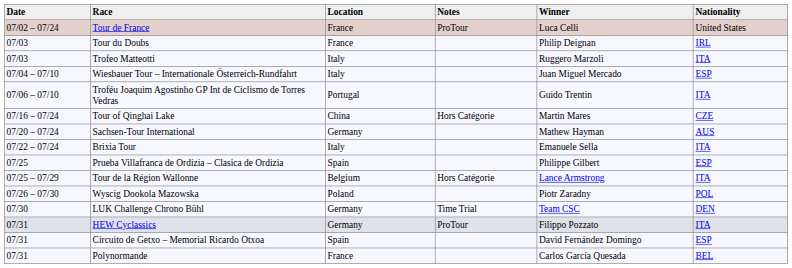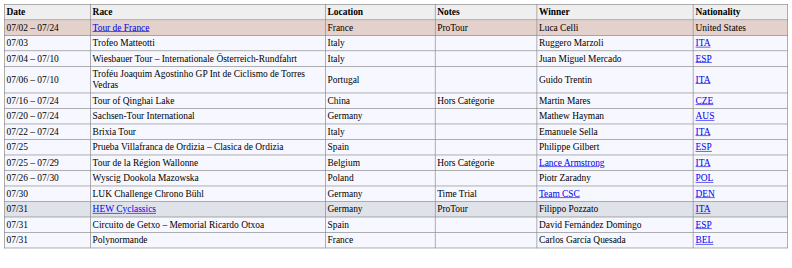- row: (121, 43)
